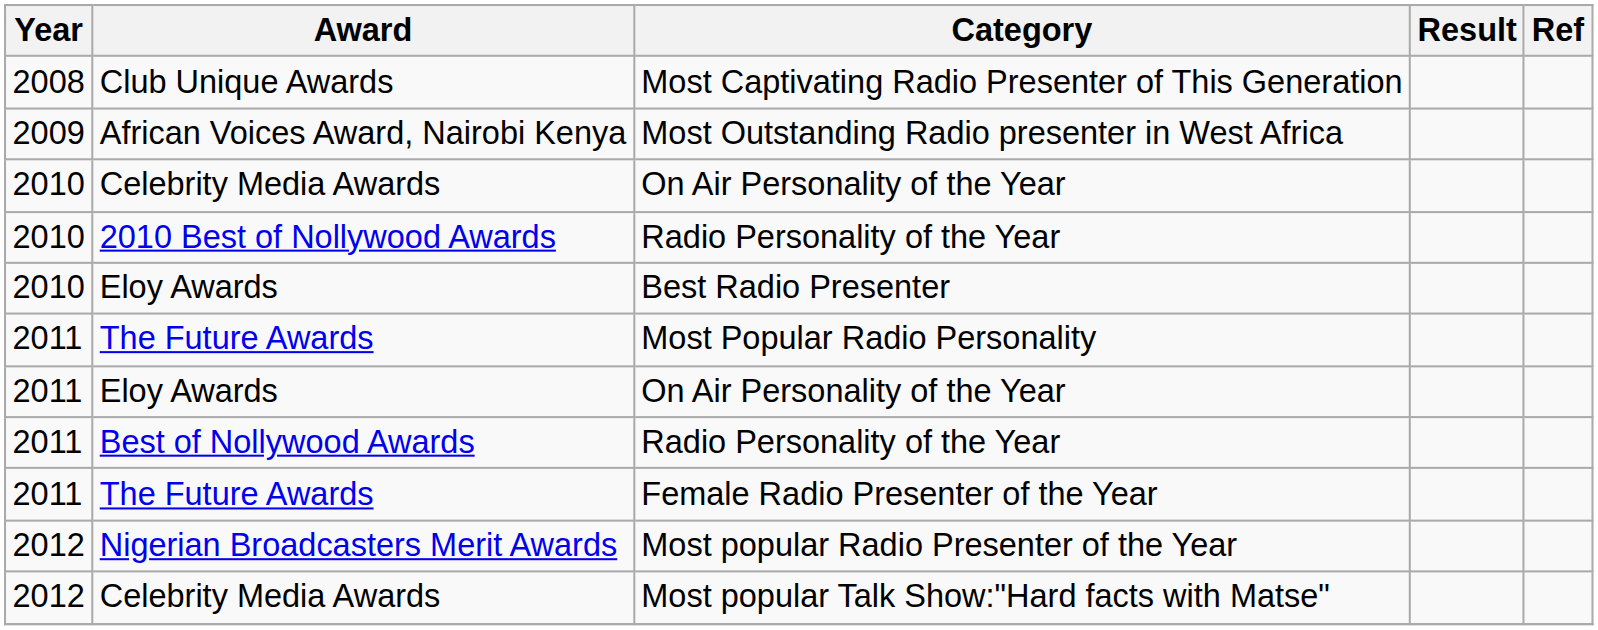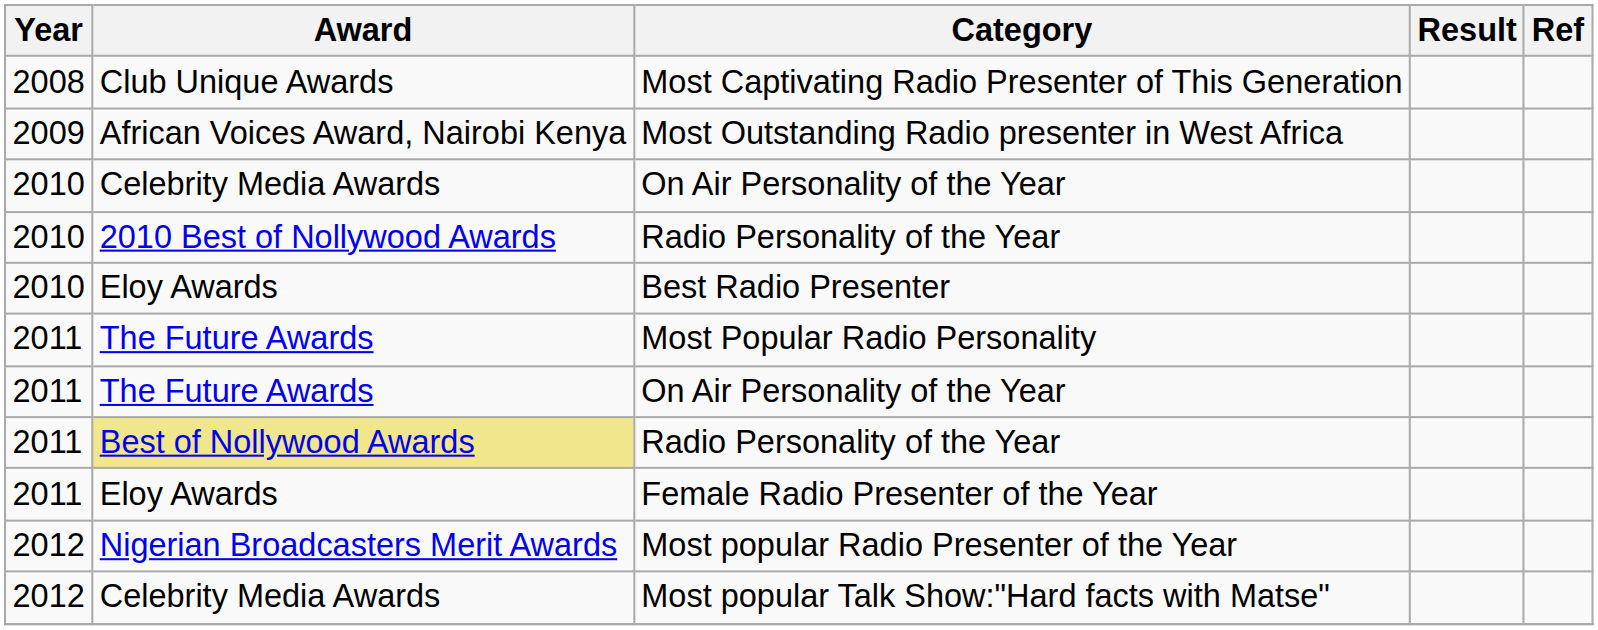(189, 390) Eloy Awards -> (237, 390) The Future Awards
(287, 442) no background -> (287, 442) khaki background
(237, 493) The Future Awards -> (189, 493) Eloy Awards
